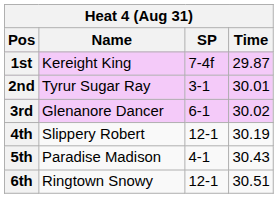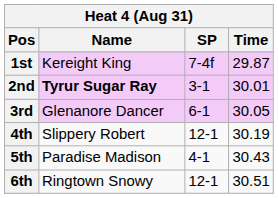(96, 87) normal -> (99, 87) bold
(251, 110) 30.02 -> (251, 110) 30.05
